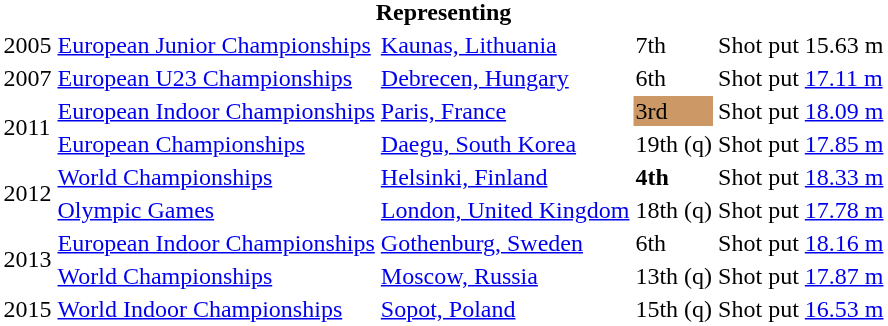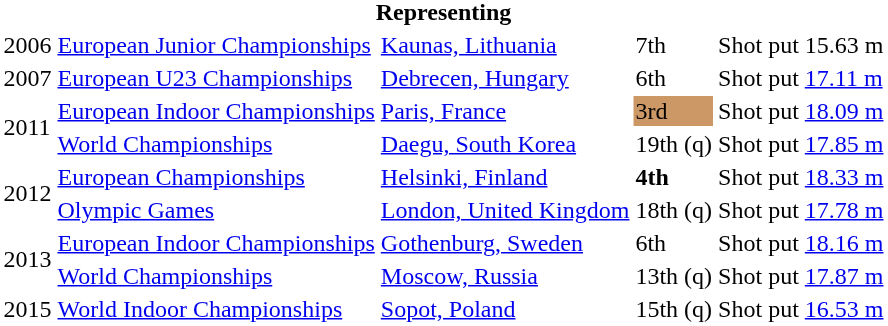(28, 44) 2005 -> (28, 44) 2006
(181, 143) European Championships -> (165, 143) World Championships
(165, 176) World Championships -> (181, 176) European Championships
